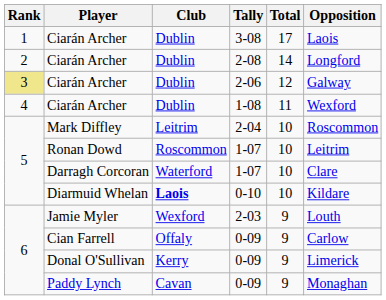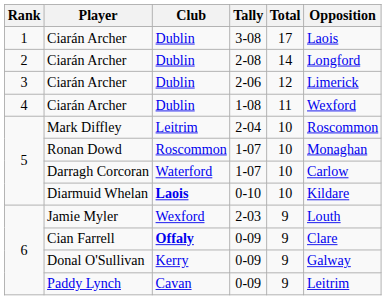(24, 82) khaki background -> (24, 82) no background
(329, 82) Galway -> (333, 82) Limerick
(328, 149) Leitrim -> (337, 149) Monaghan
(322, 171) Clare -> (328, 171) Carlow
(174, 238) normal -> (175, 238) bold
(328, 238) Carlow -> (322, 238) Clare
(333, 261) Limerick -> (329, 261) Galway
(337, 283) Monaghan -> (328, 283) Leitrim
